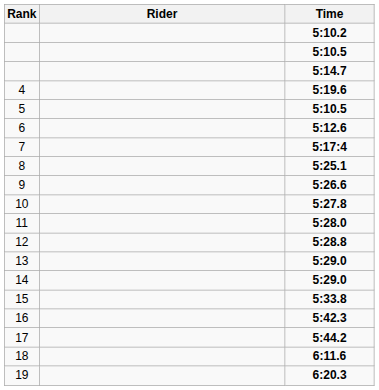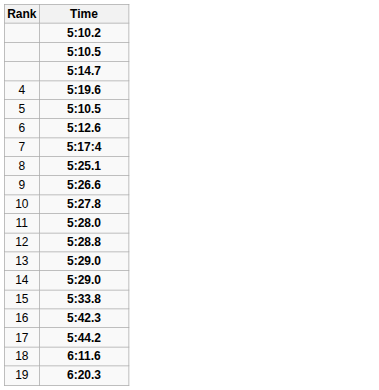- column: (162, 14)
